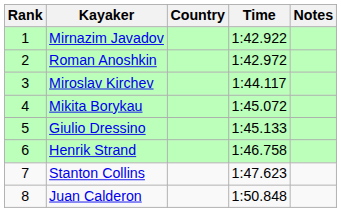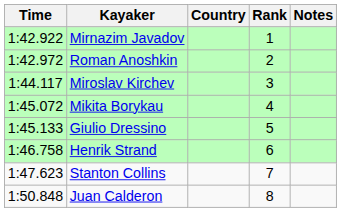columns swapped: (25, 15) <-> (259, 15)
